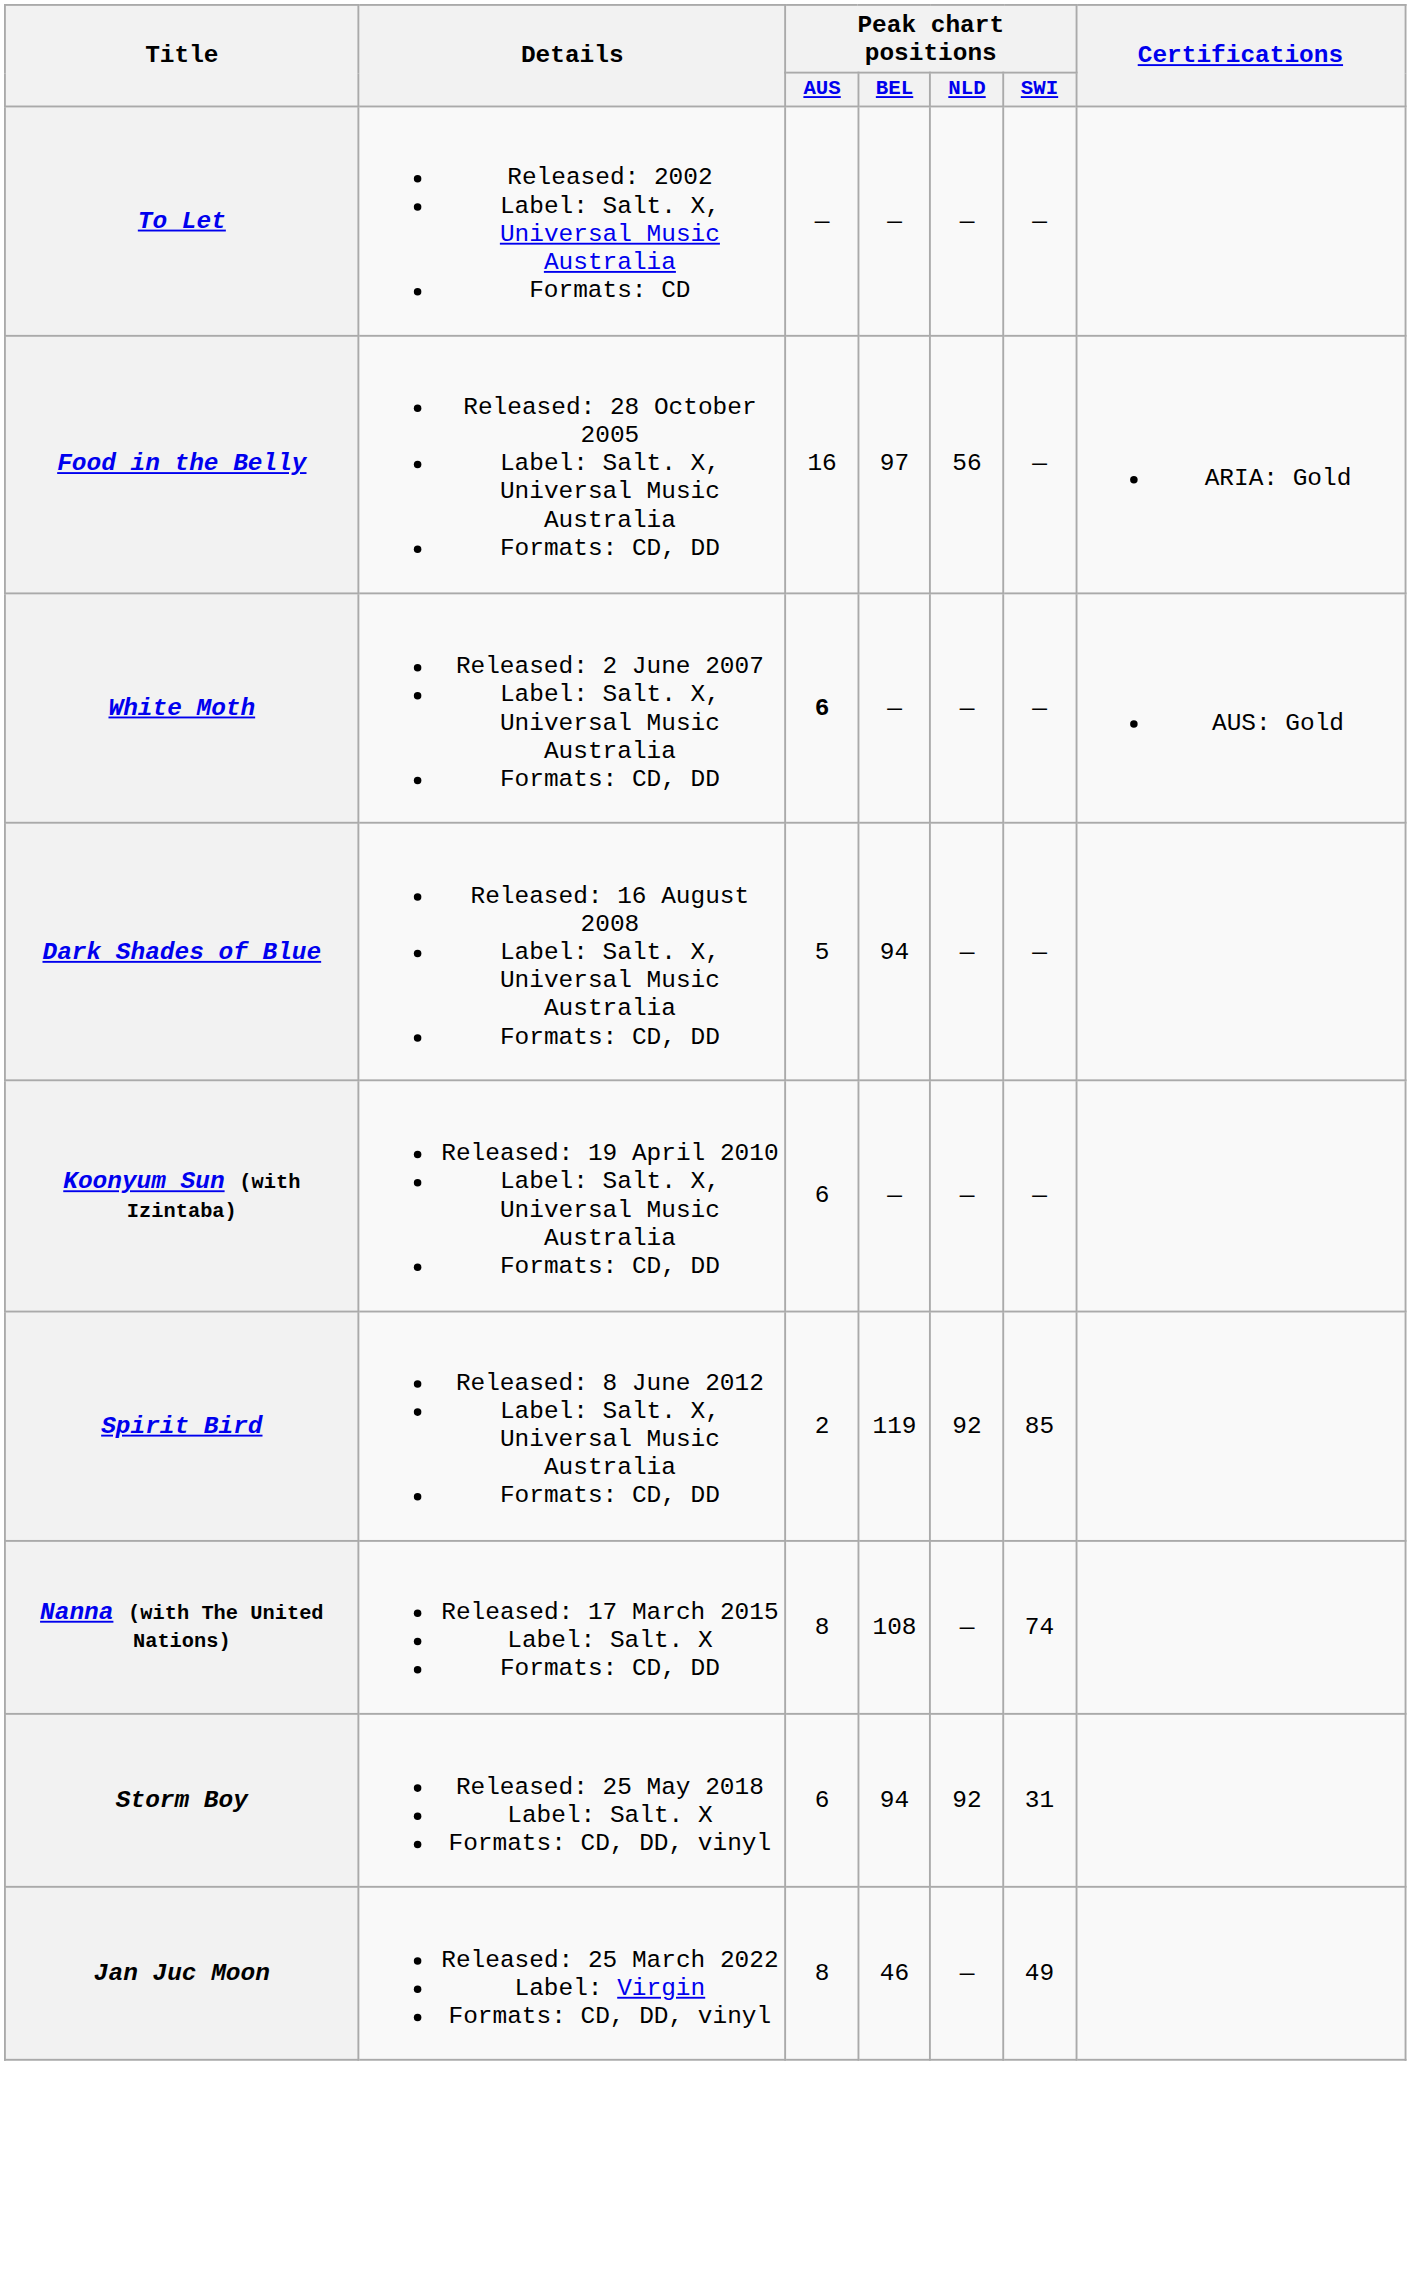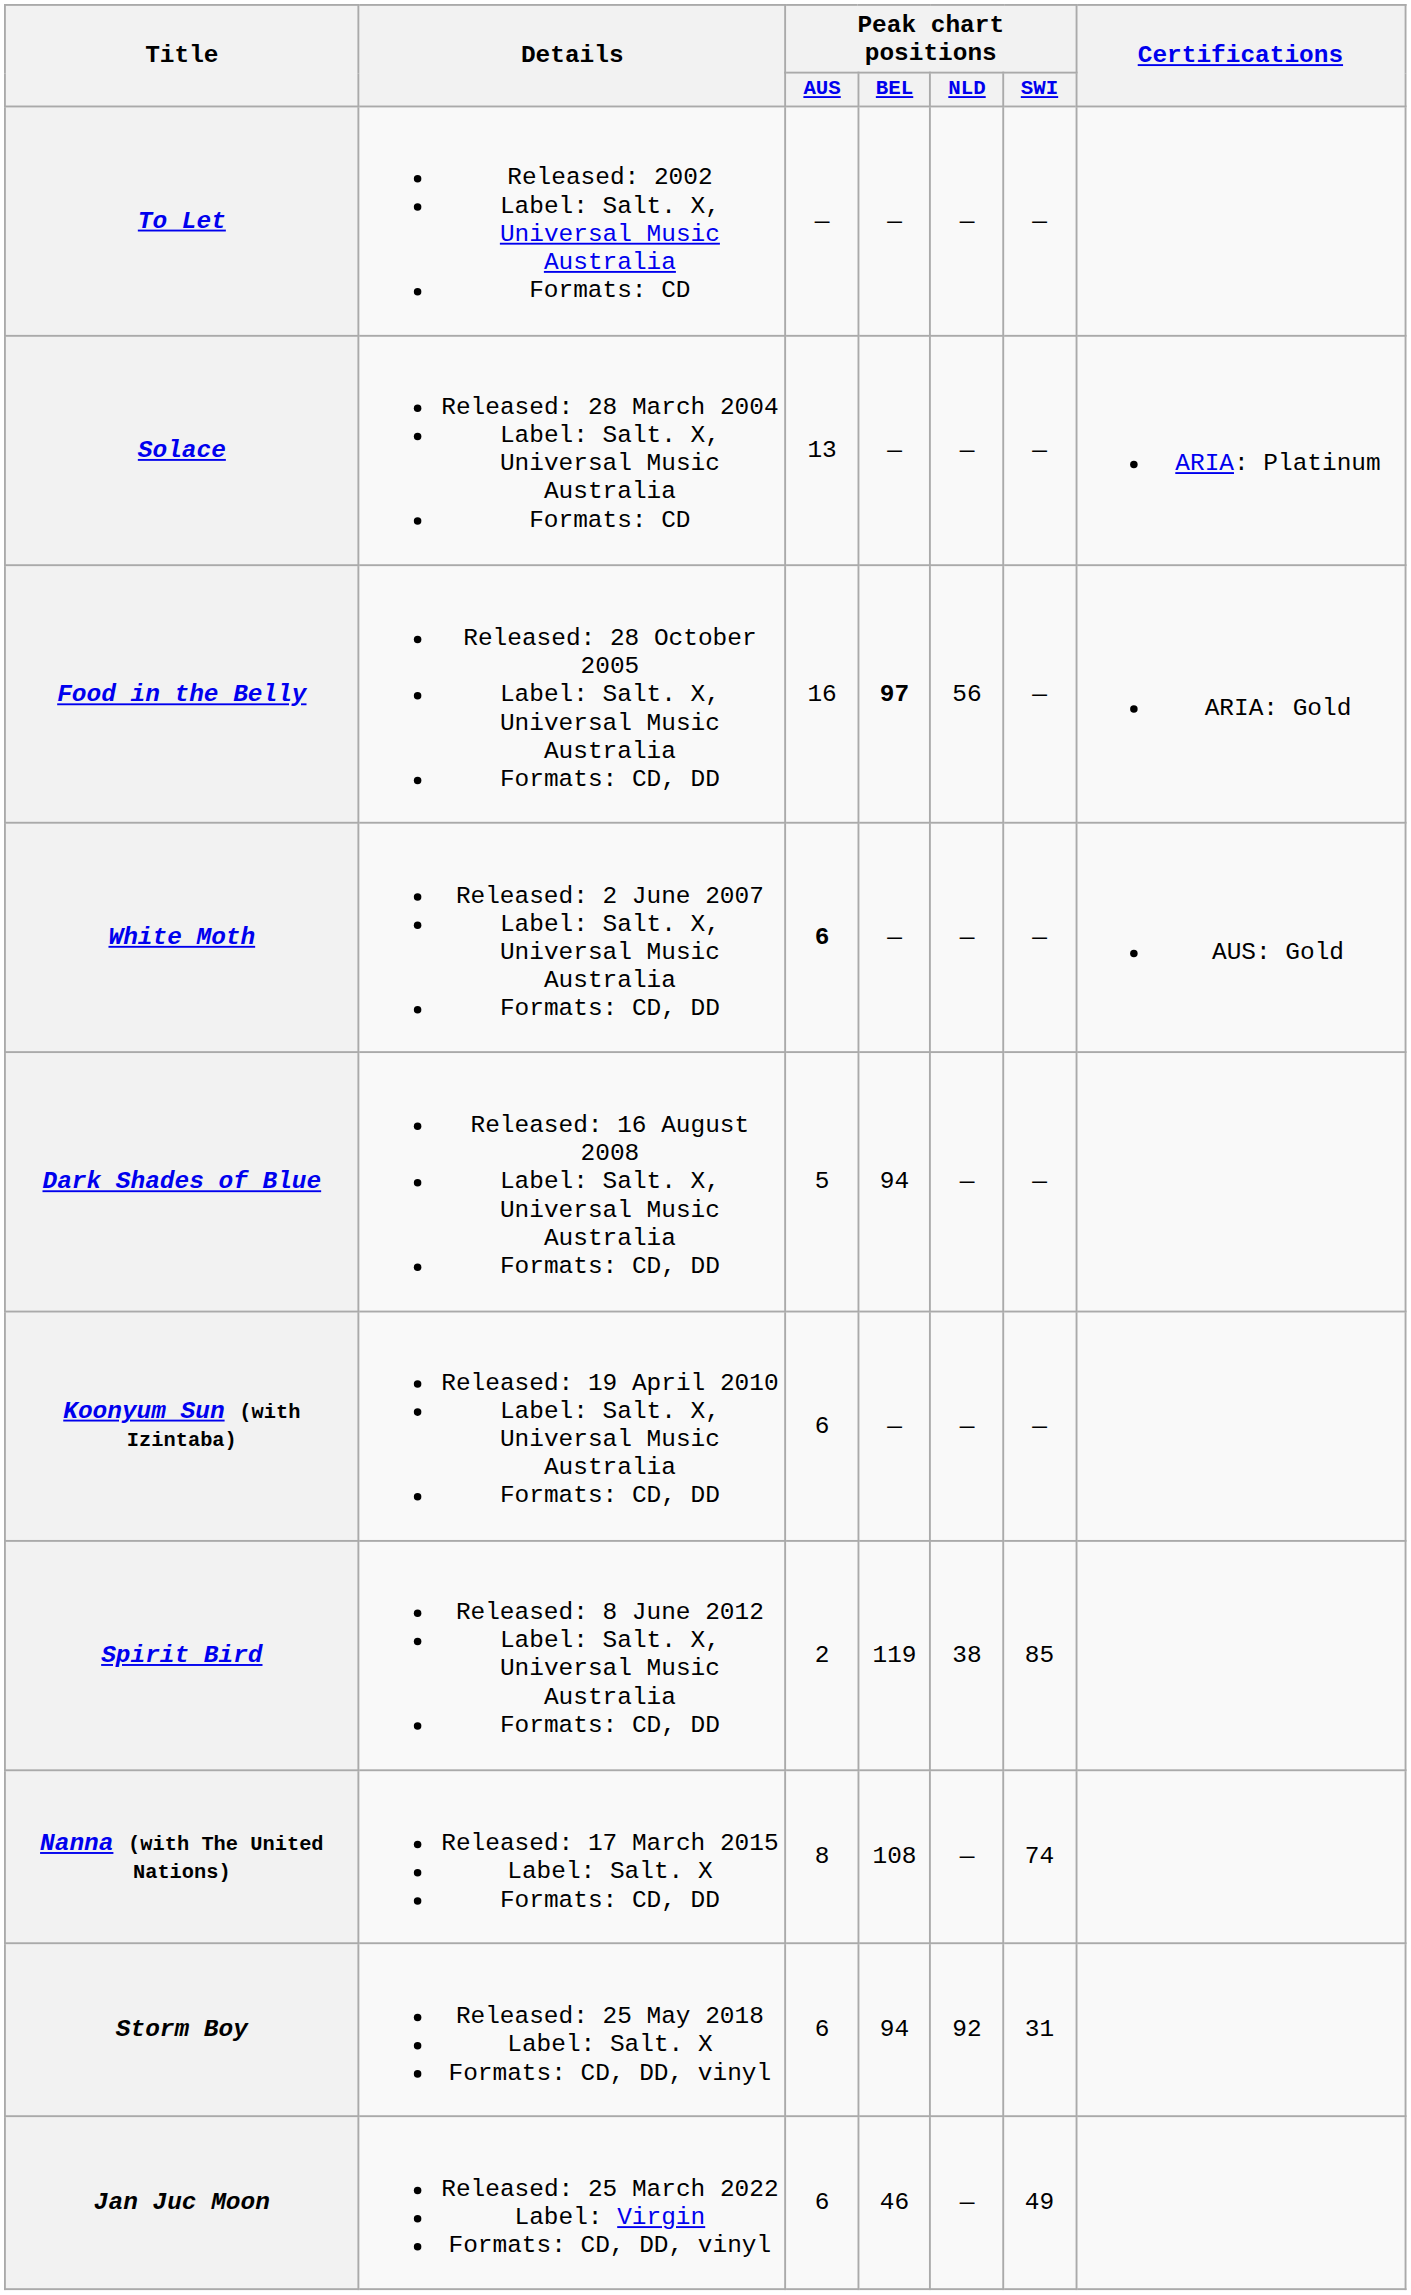+ row: (182, 450)
(895, 464) normal -> (895, 694) bold
(967, 1426) 92 -> (967, 1655) 38
(822, 1974) 8 -> (822, 2203) 6
